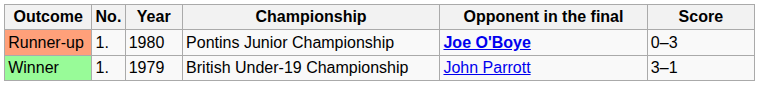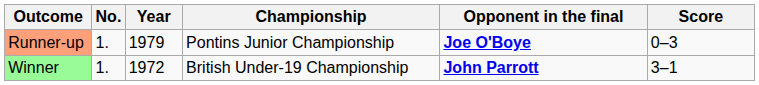(147, 42) 1980 -> (147, 42) 1979
(147, 67) 1979 -> (147, 67) 1972
(487, 67) normal -> (491, 67) bold
